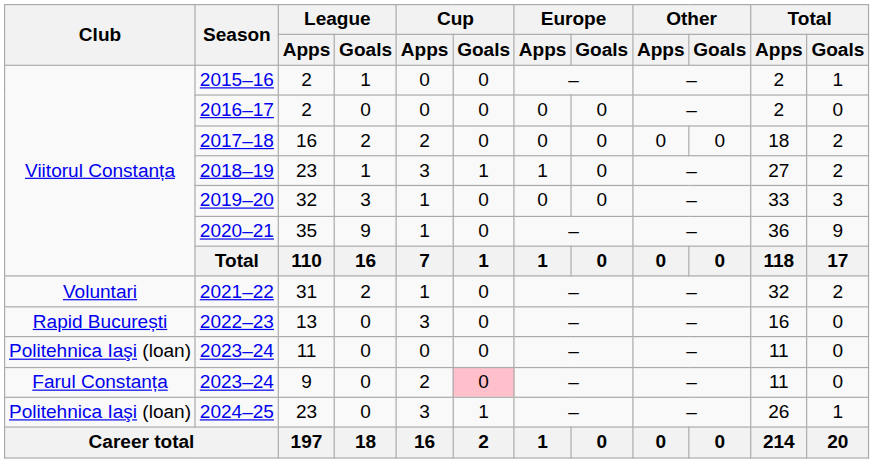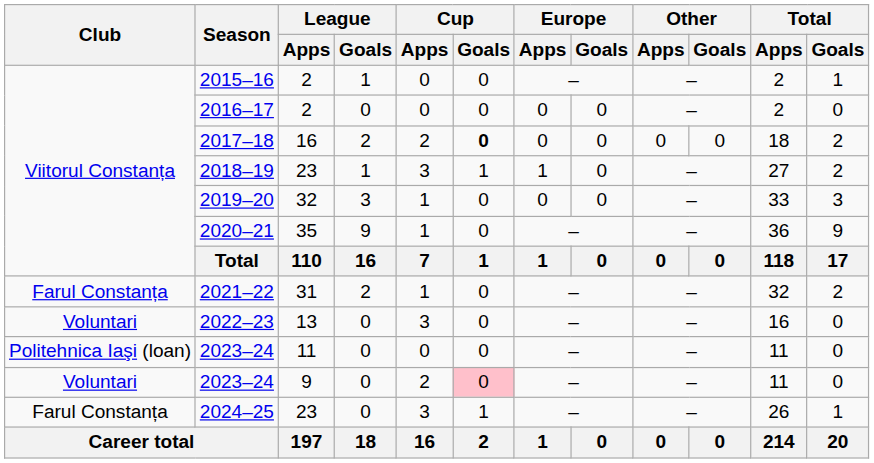(484, 140) normal -> (484, 140) bold
(100, 291) Voluntari -> (100, 291) Farul Constanța
(100, 321) Rapid București -> (100, 321) Voluntari
(100, 381) Farul Constanța -> (100, 381) Voluntari
(100, 412) Politehnica Iaşi (loan) -> (100, 412) Farul Constanța
